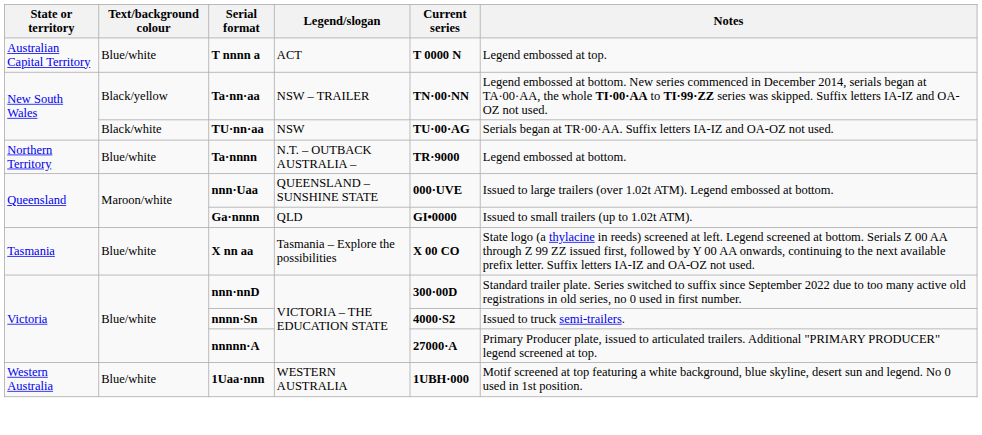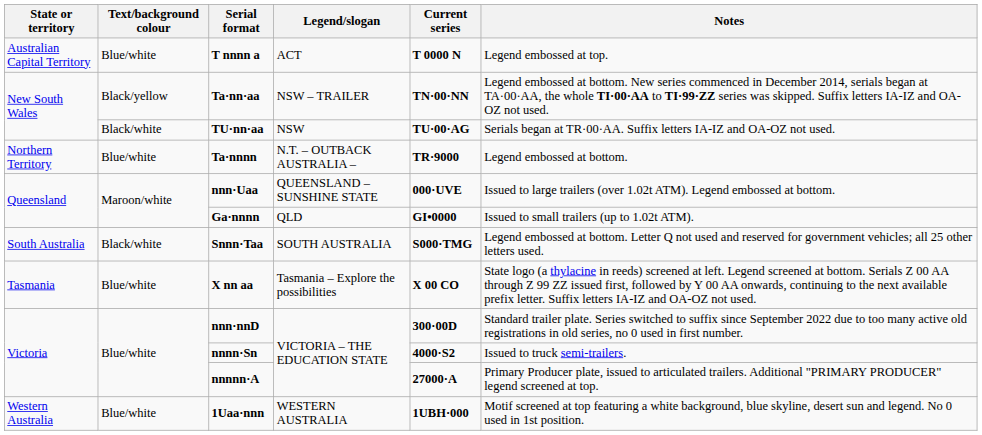+ row: (237, 244)
